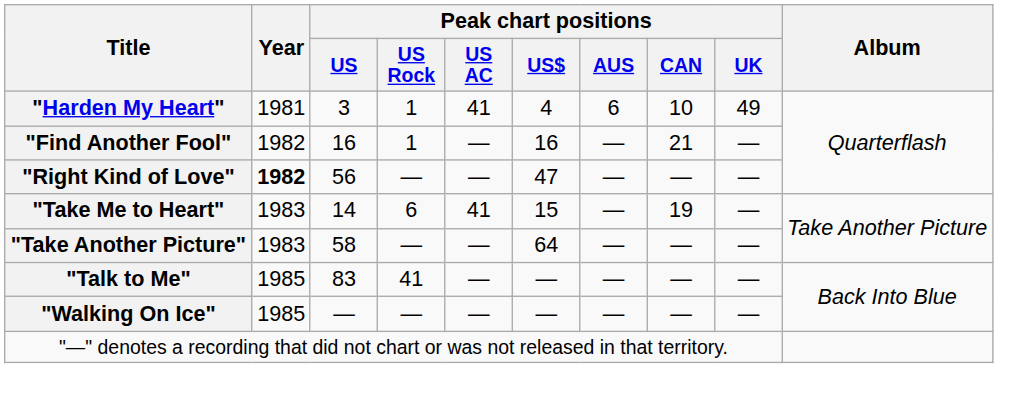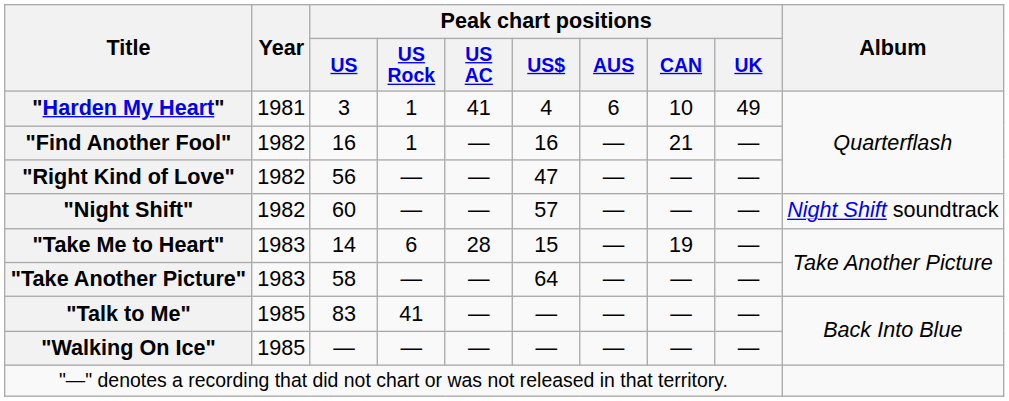(281, 176) bold -> (281, 176) normal
+ row: (128, 210)
(479, 210) 41 -> (479, 245) 28
